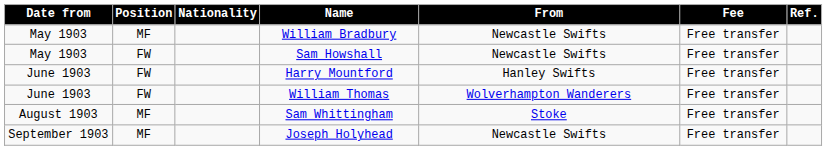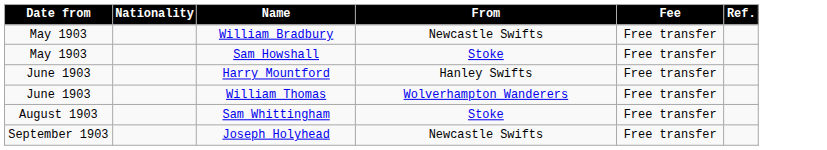- column: (144, 14)
(549, 54) Newcastle Swifts -> (486, 54) Stoke
